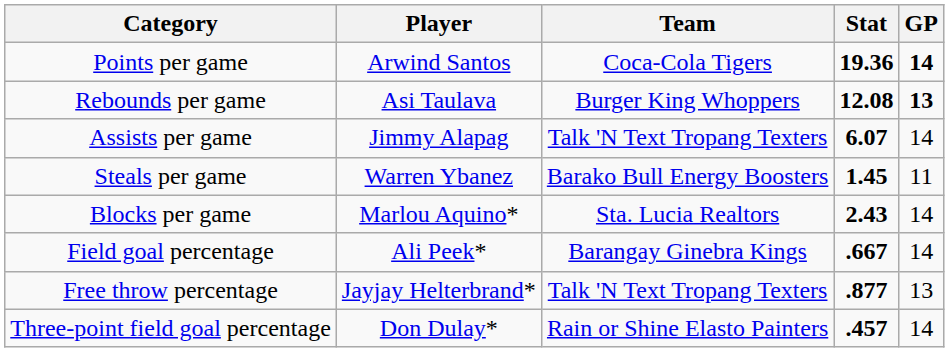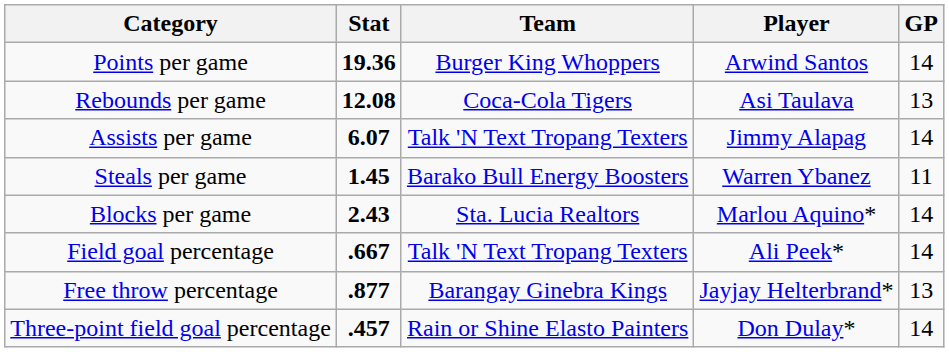columns swapped: (439, 23) <-> (866, 23)
(688, 61) Coca-Cola Tigers -> (548, 61) Burger King Whoppers
(921, 61) bold -> (921, 61) normal
(688, 99) Burger King Whoppers -> (548, 99) Coca-Cola Tigers
(921, 99) bold -> (921, 99) normal
(688, 251) Barangay Ginebra Kings -> (548, 251) Talk 'N Text Tropang Texters
(688, 289) Talk 'N Text Tropang Texters -> (548, 289) Barangay Ginebra Kings
